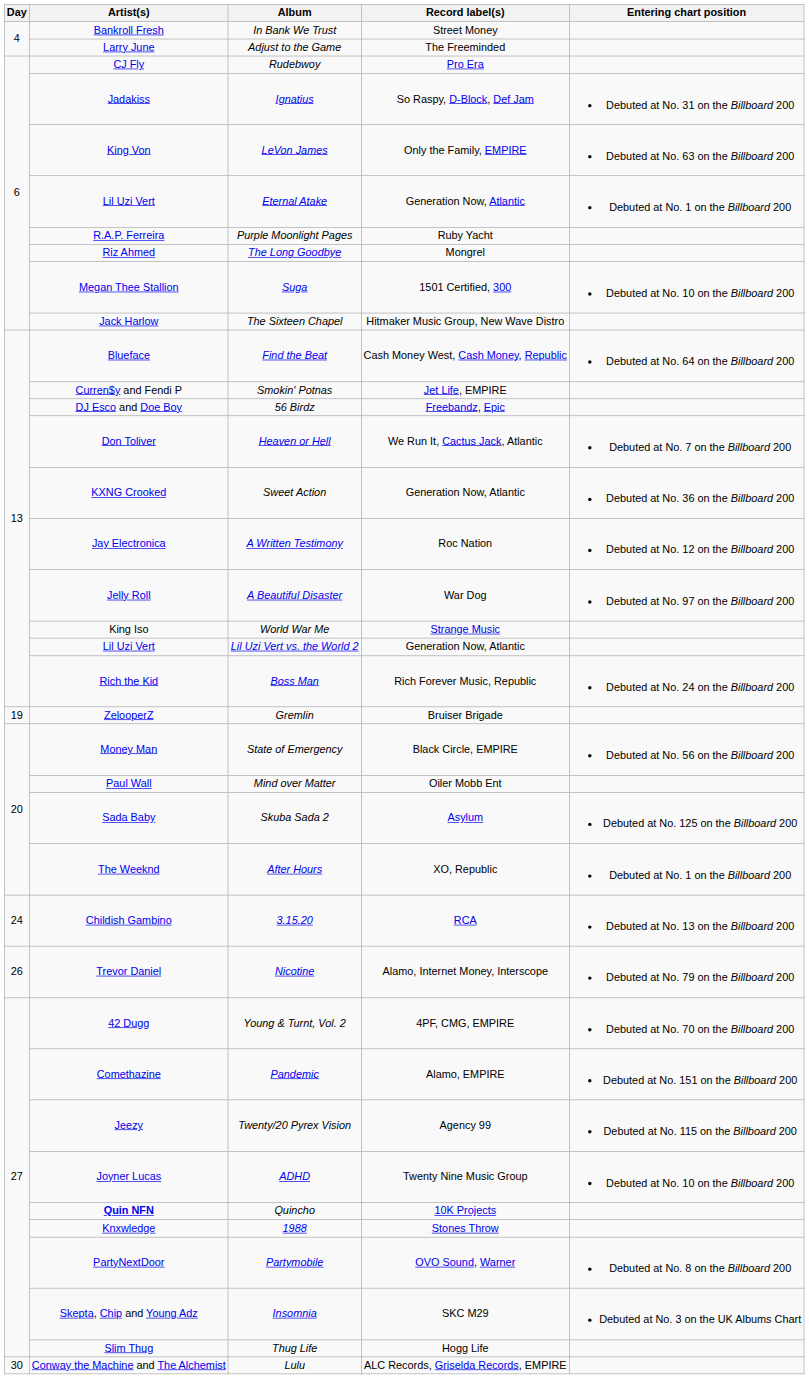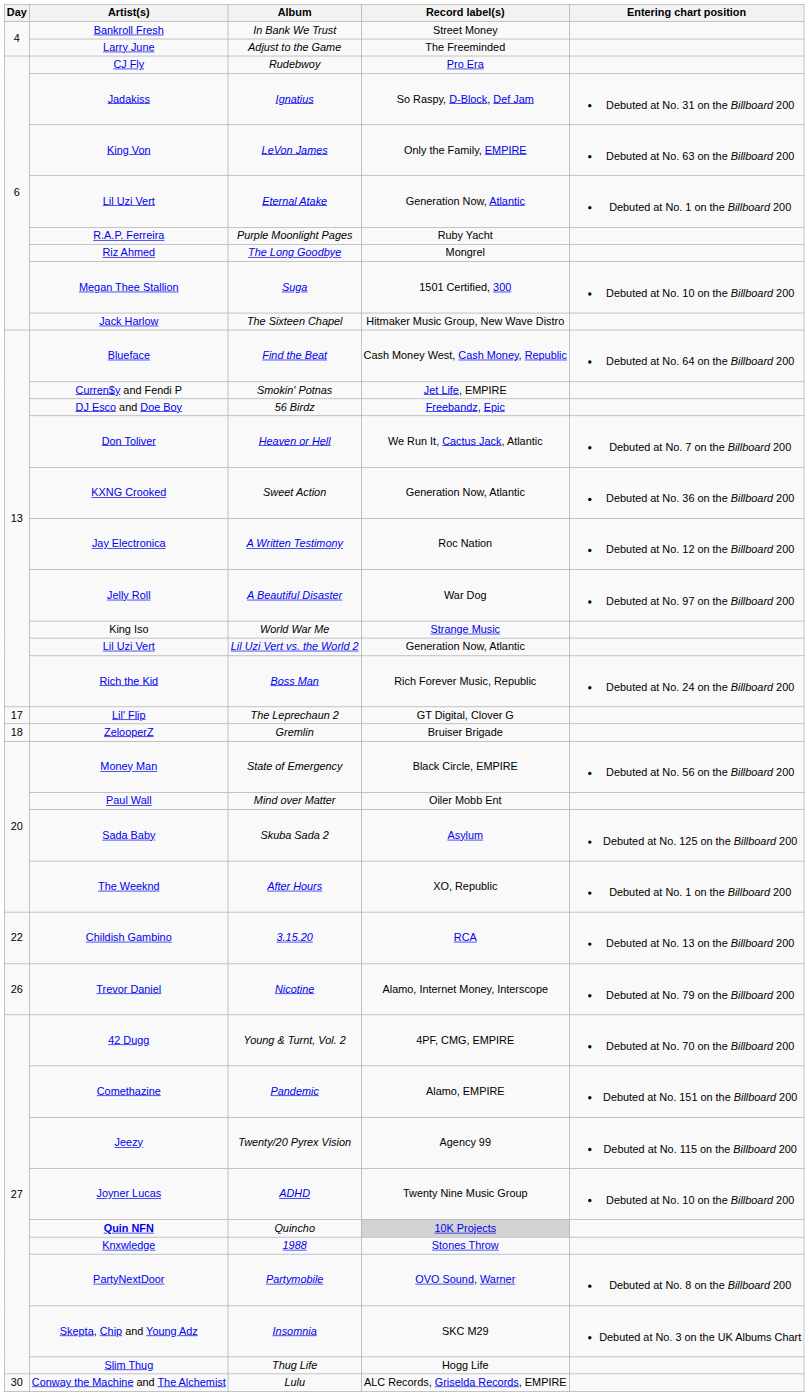+ row: (295, 715)
(17, 715) 19 -> (17, 732) 18
(17, 920) 24 -> (17, 938) 22
(465, 1211) no background -> (465, 1228) lightgrey background
